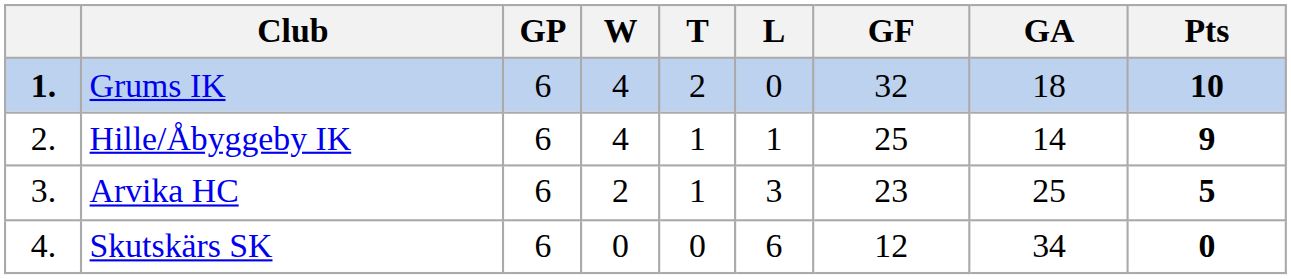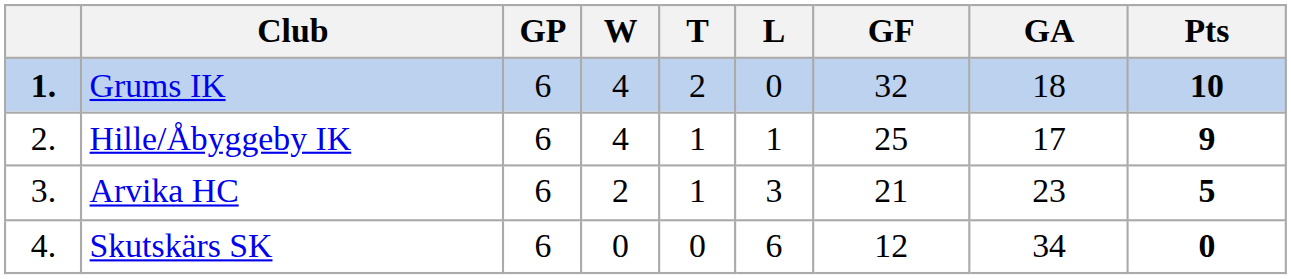(1049, 138) 14 -> (1049, 138) 17
(891, 191) 23 -> (891, 191) 21
(1049, 191) 25 -> (1049, 191) 23
